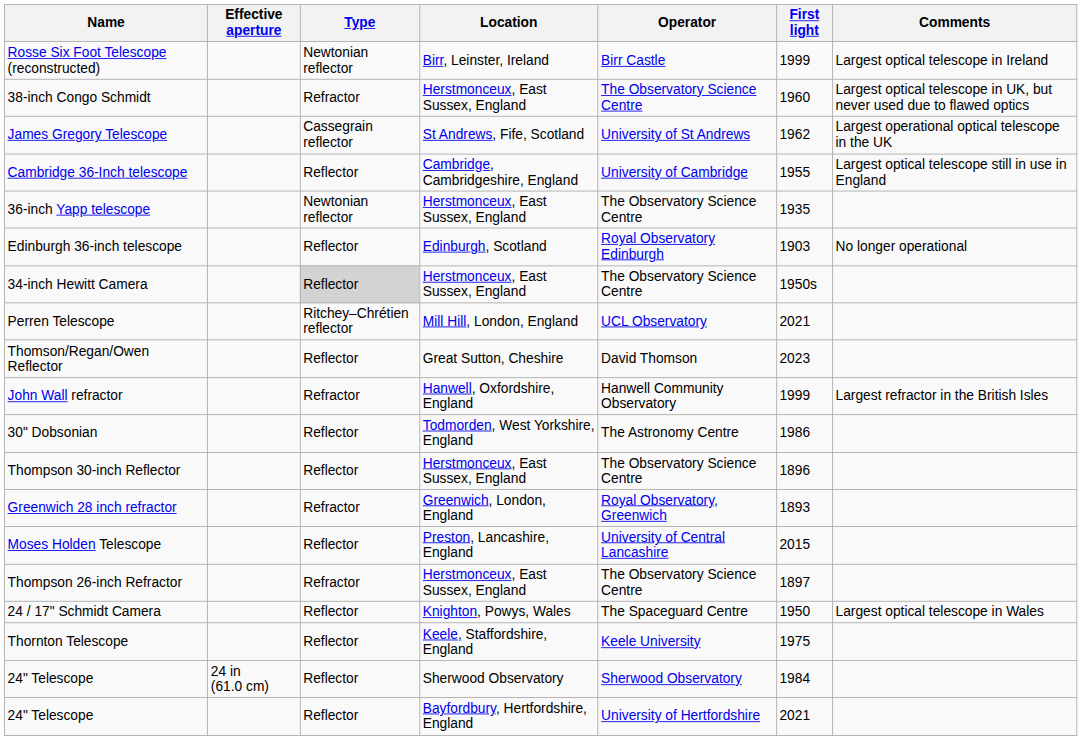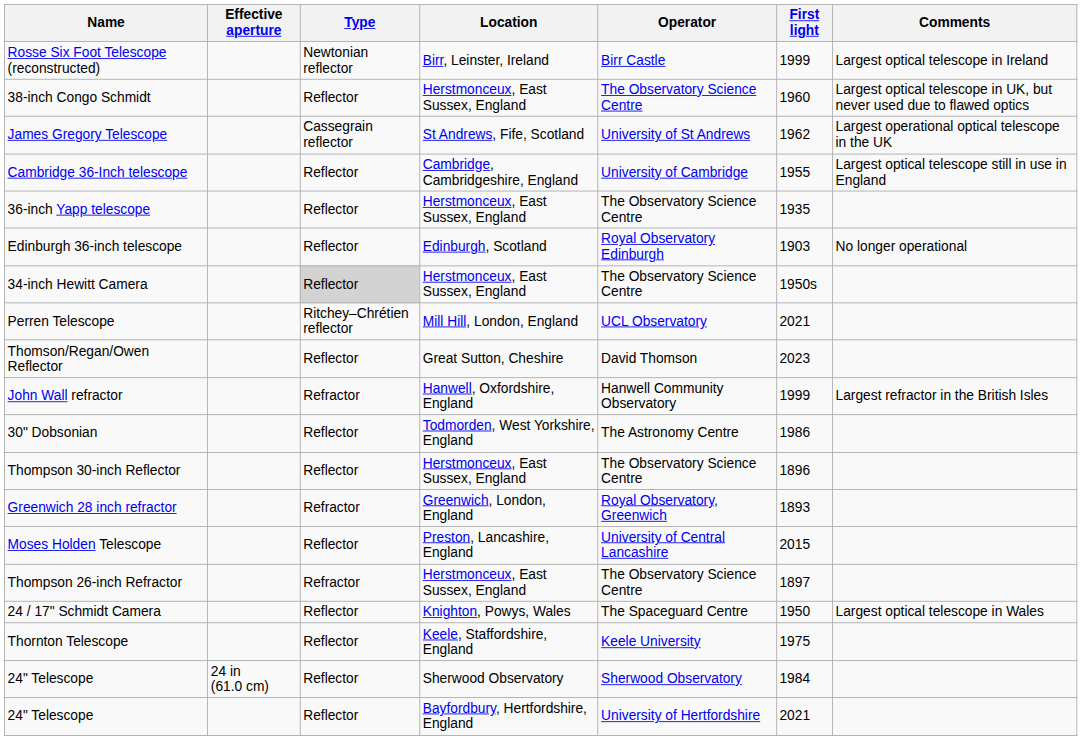(332, 97) Refractor -> (331, 97) Reflector
(336, 209) Newtonian reflector -> (331, 209) Reflector
